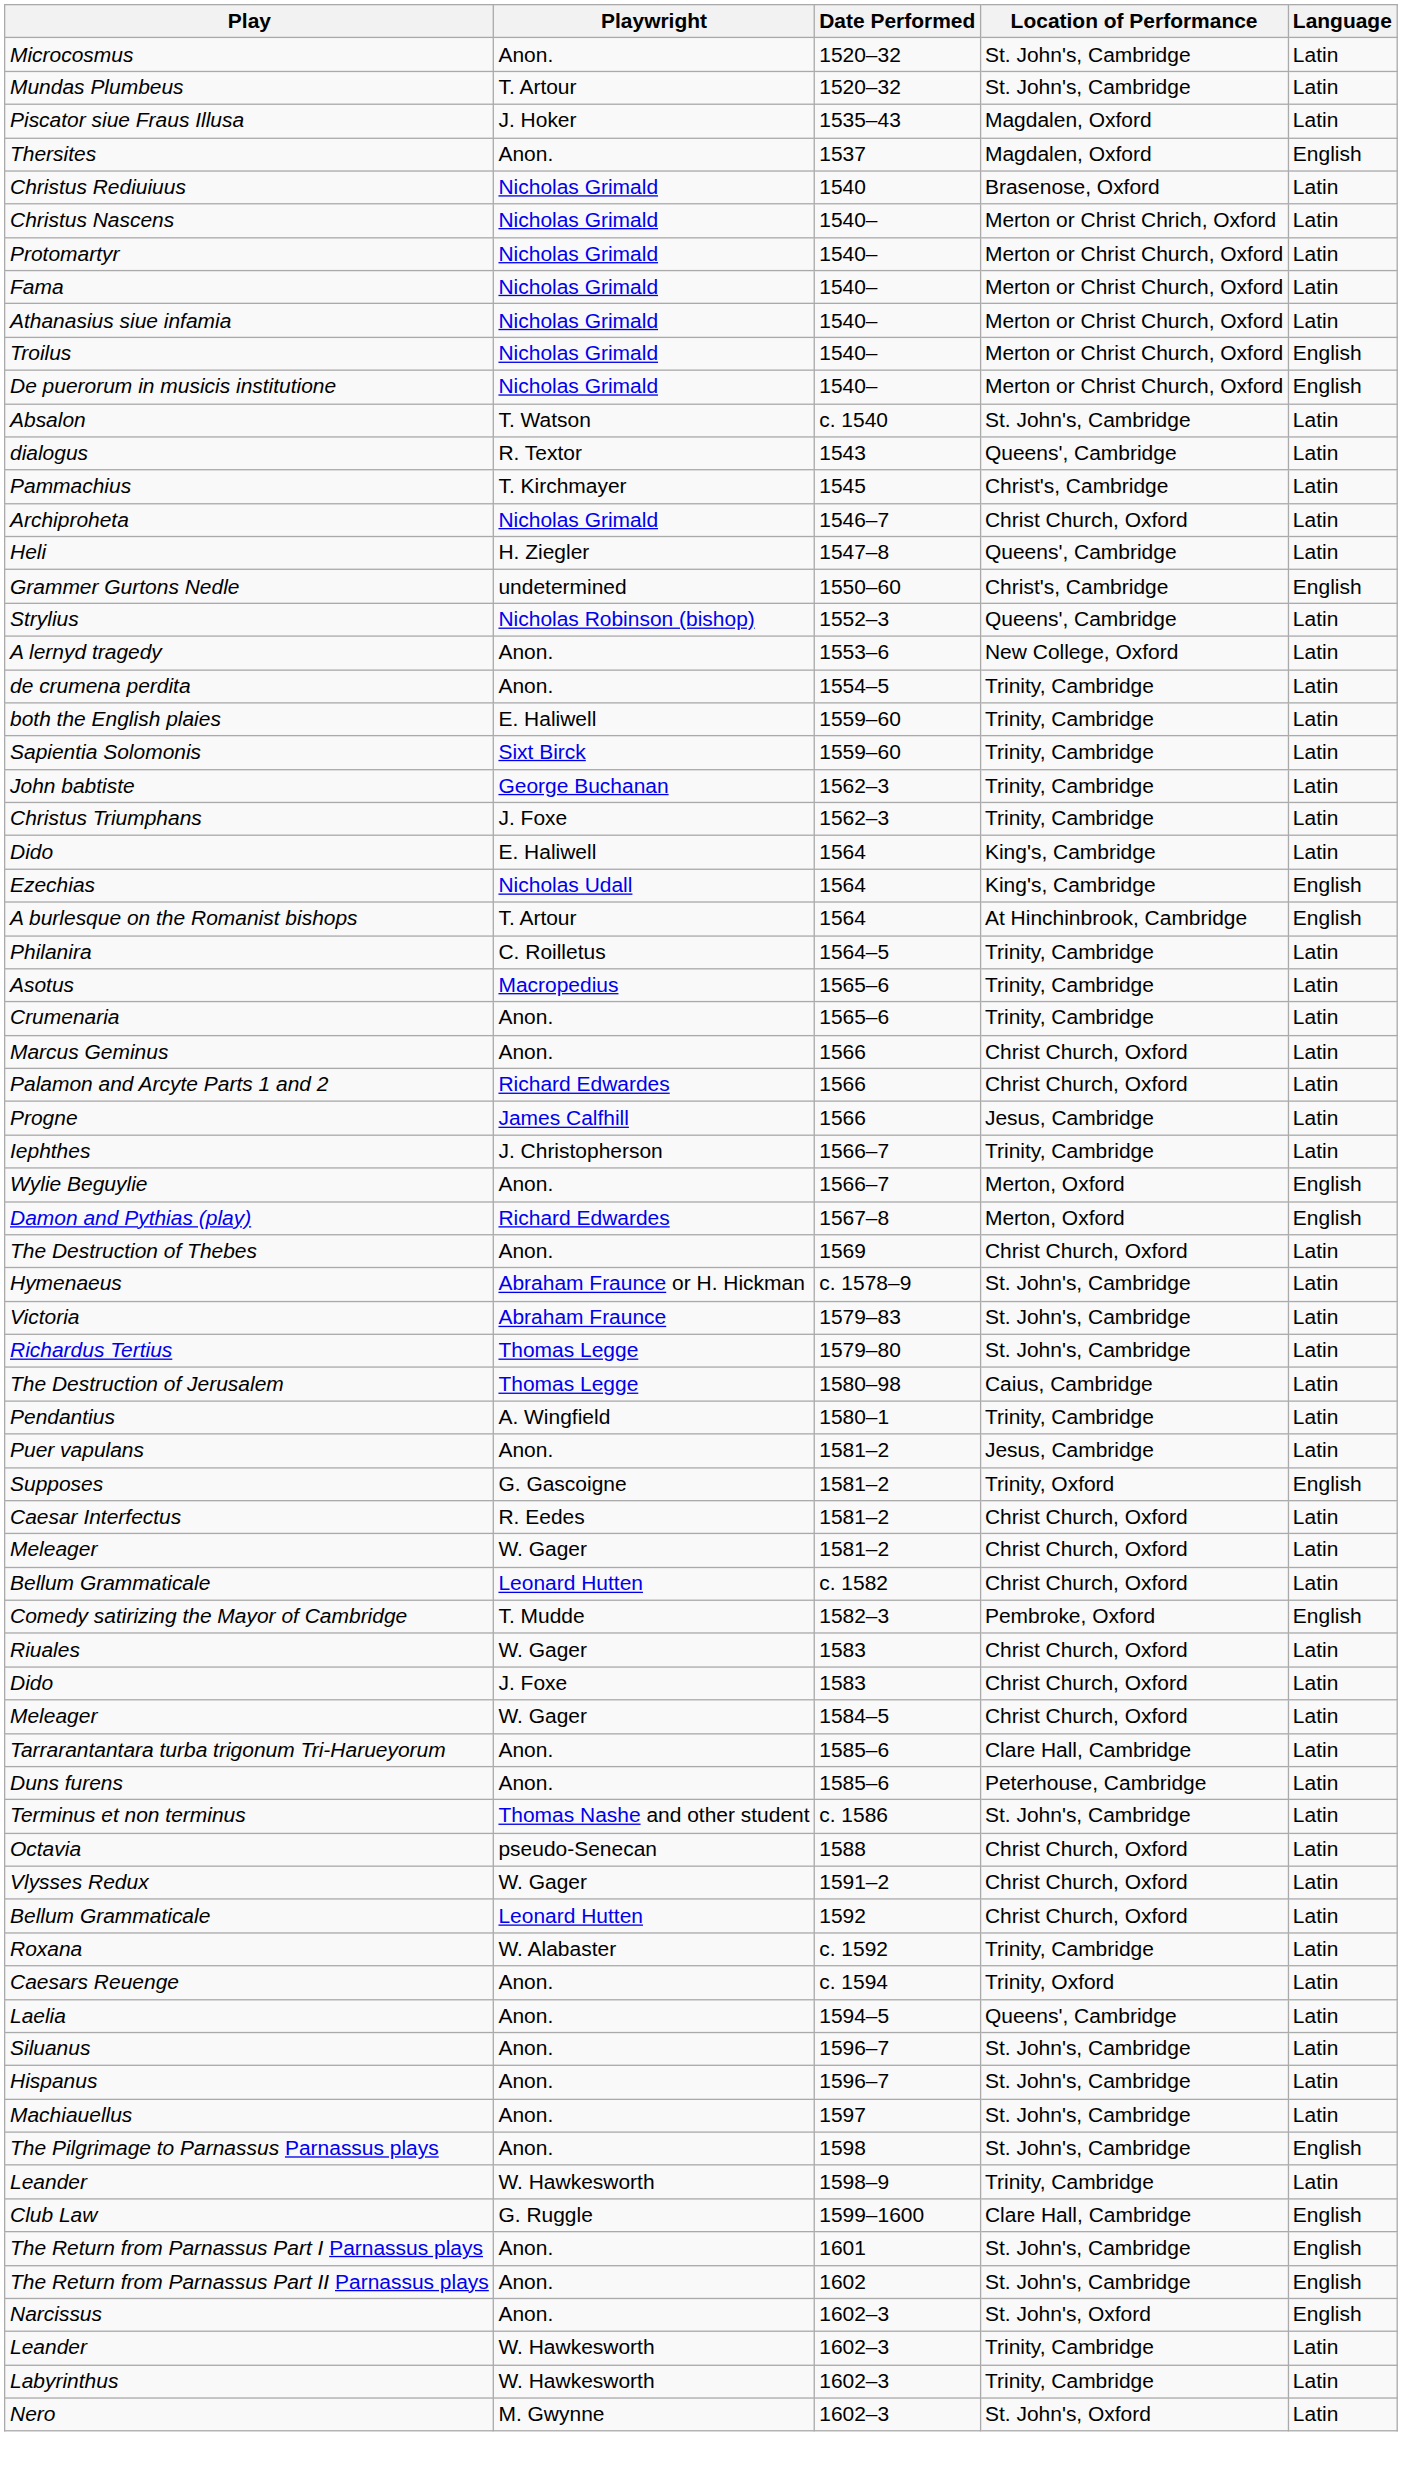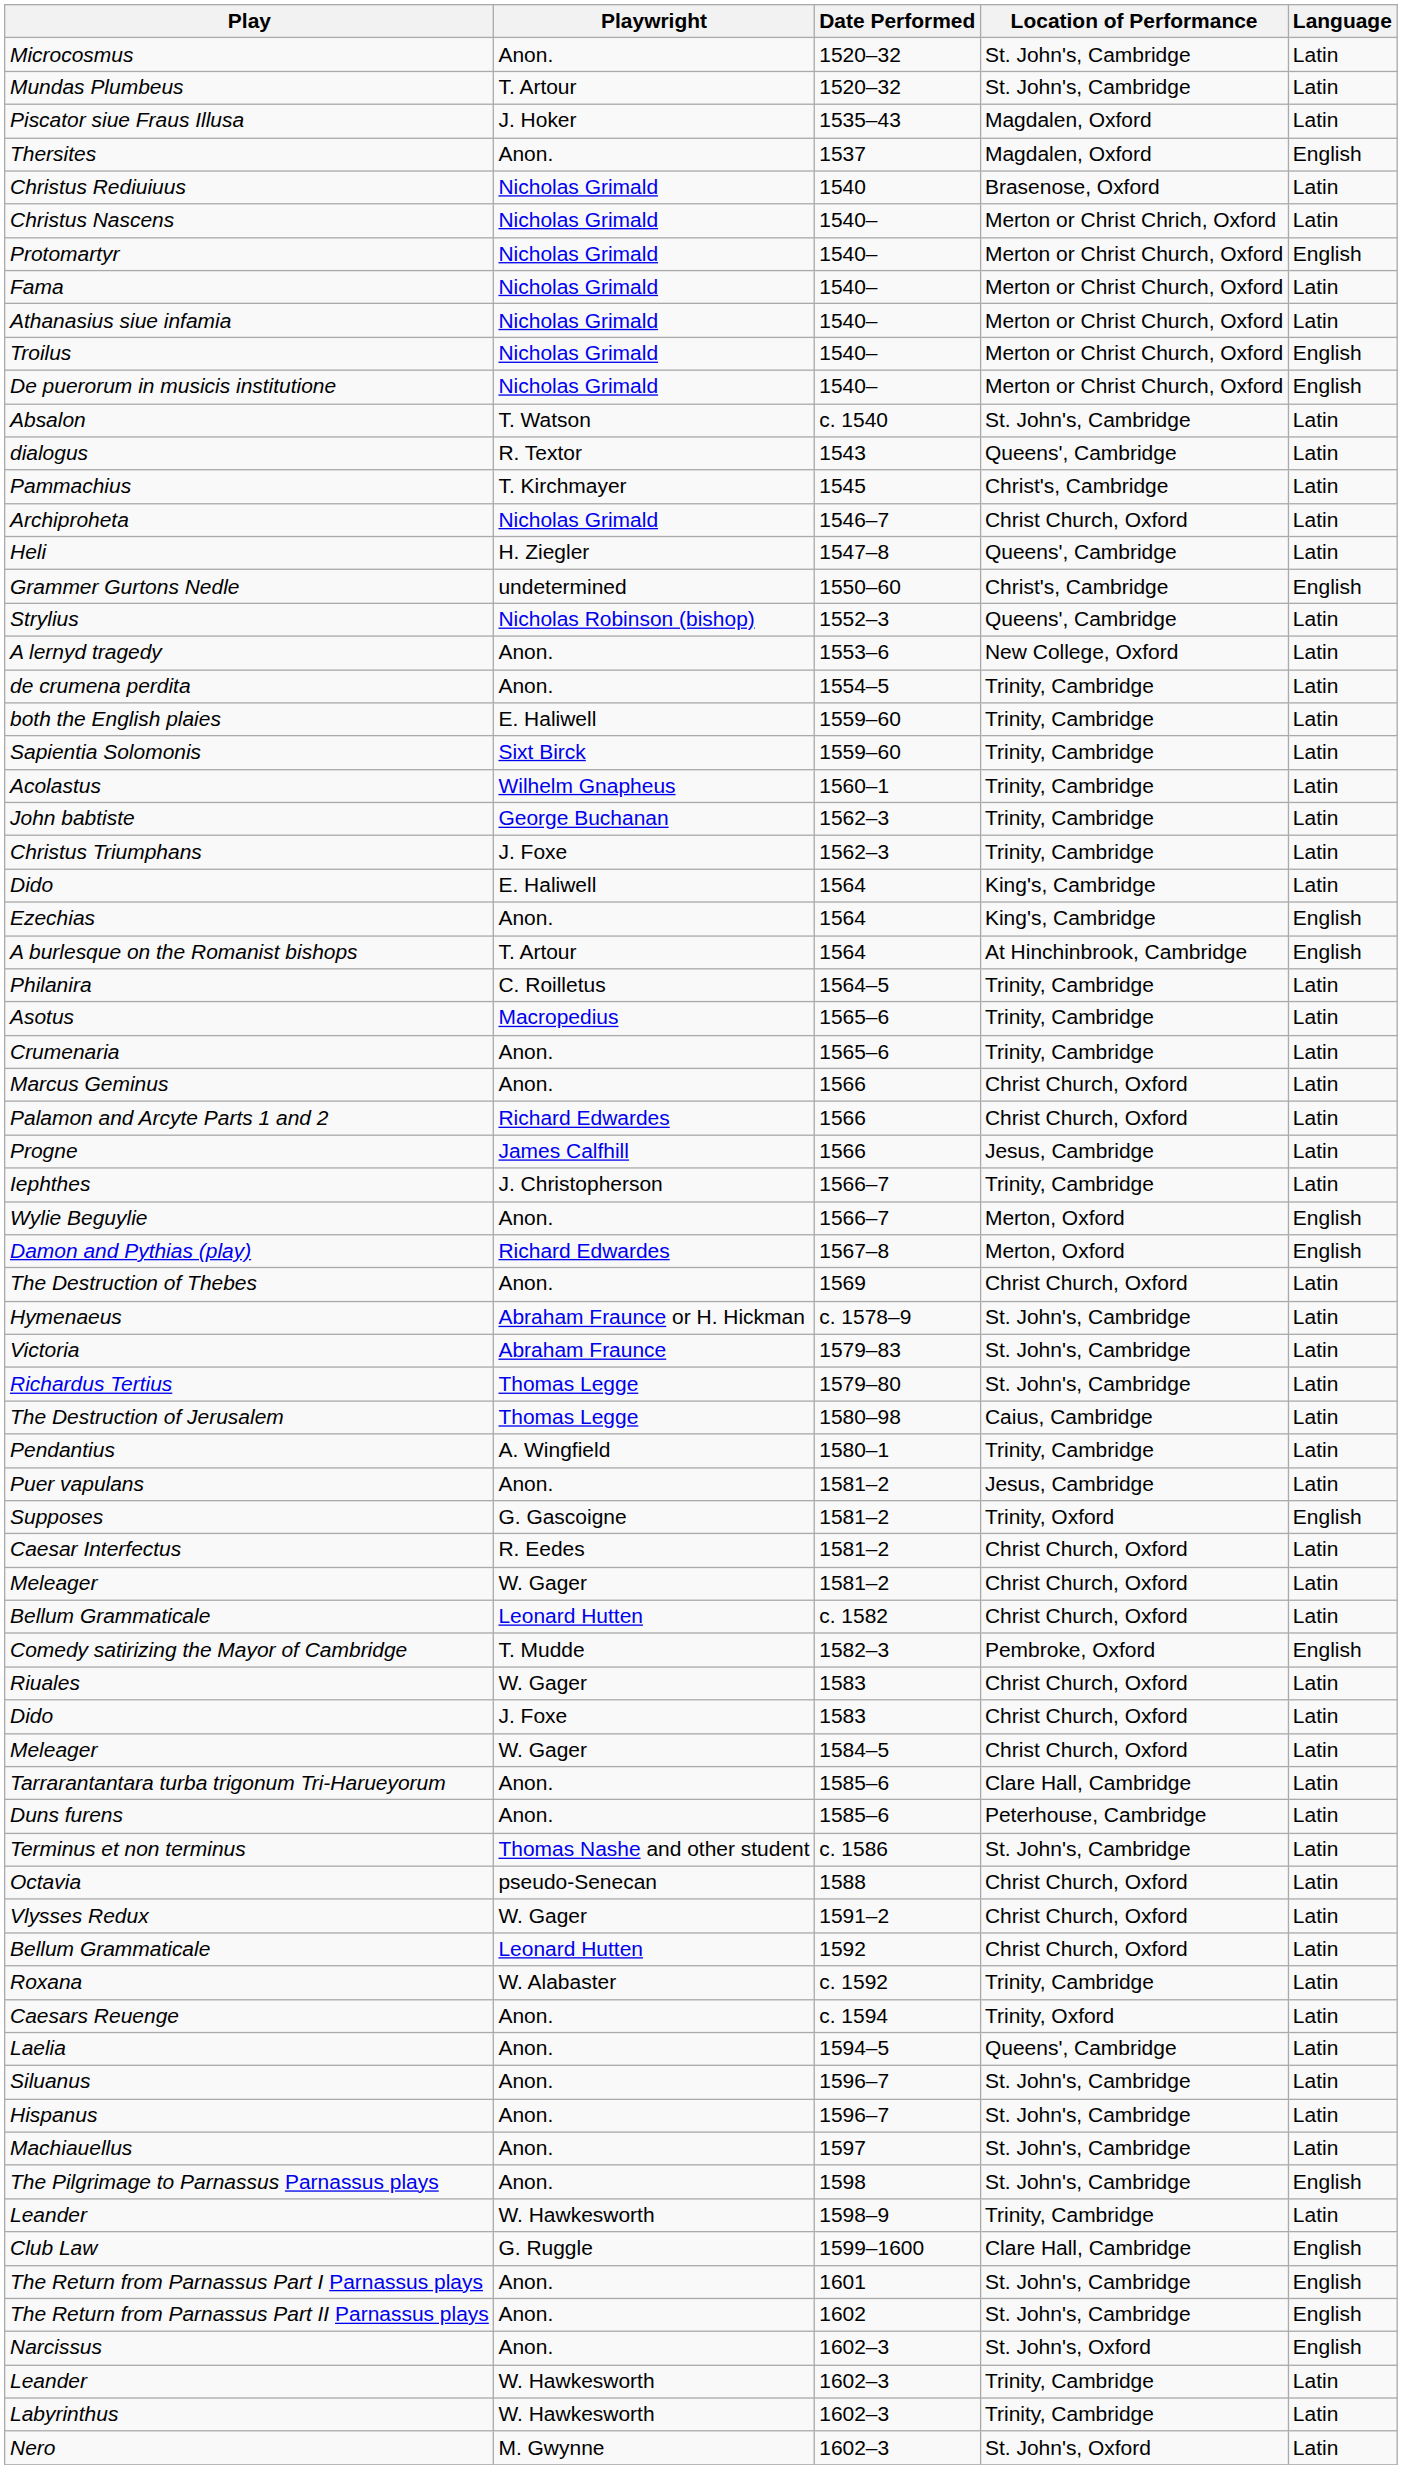(1316, 253) Latin -> (1327, 253) English
+ row: (55, 785)
(565, 885) Nicholas Udall -> (526, 918) Anon.
